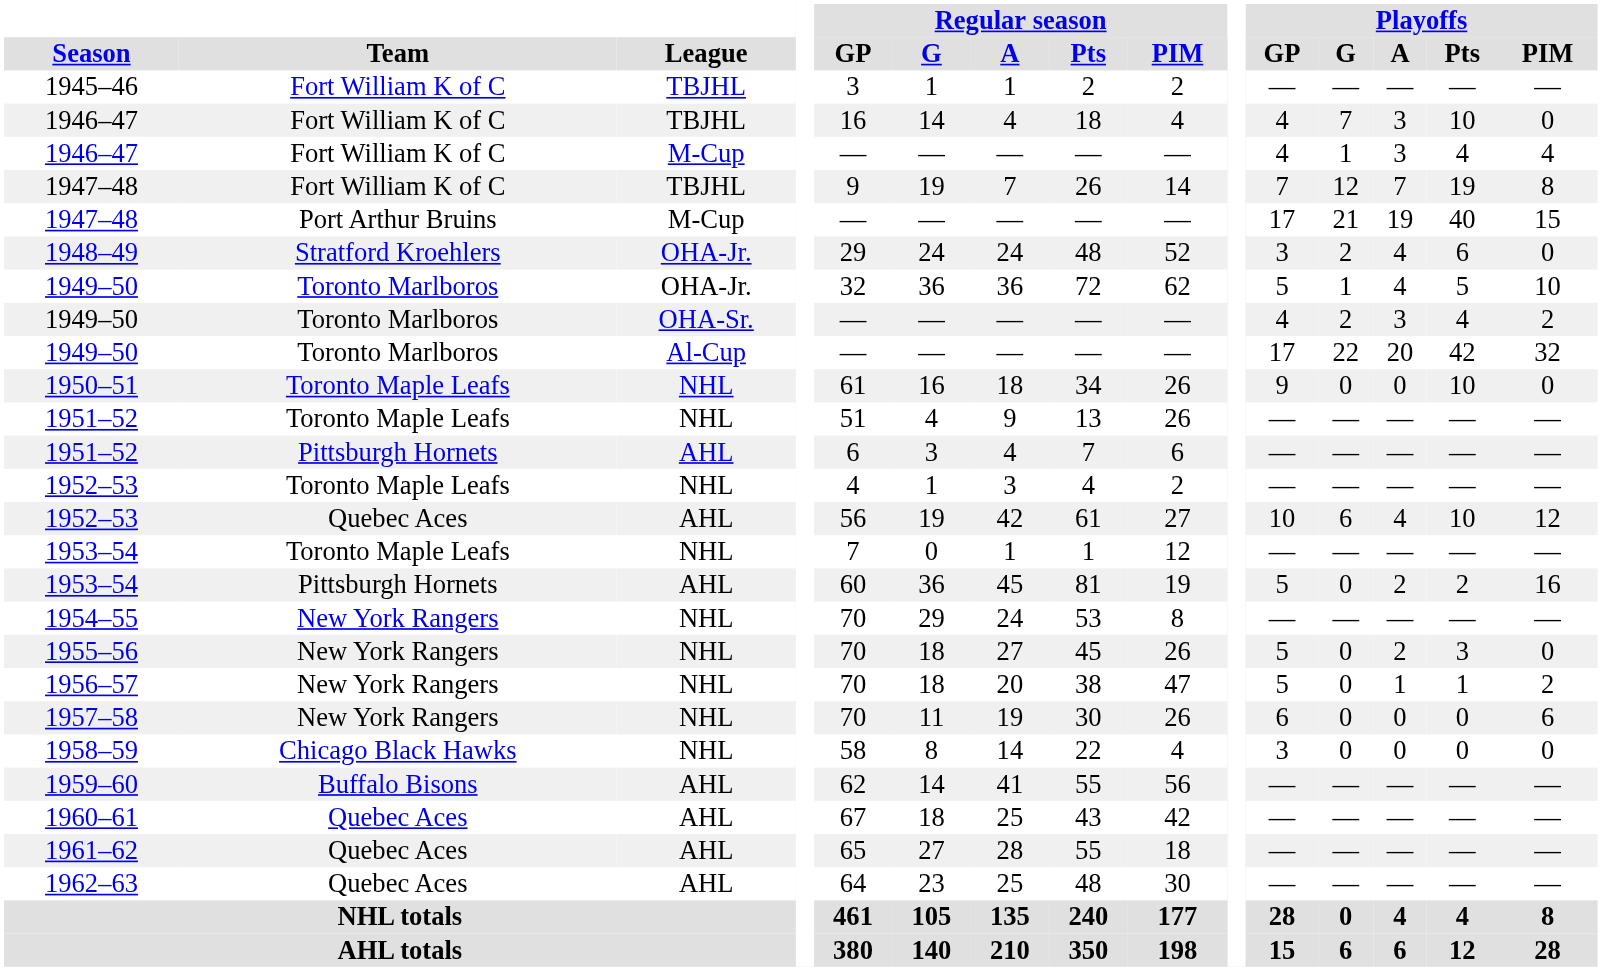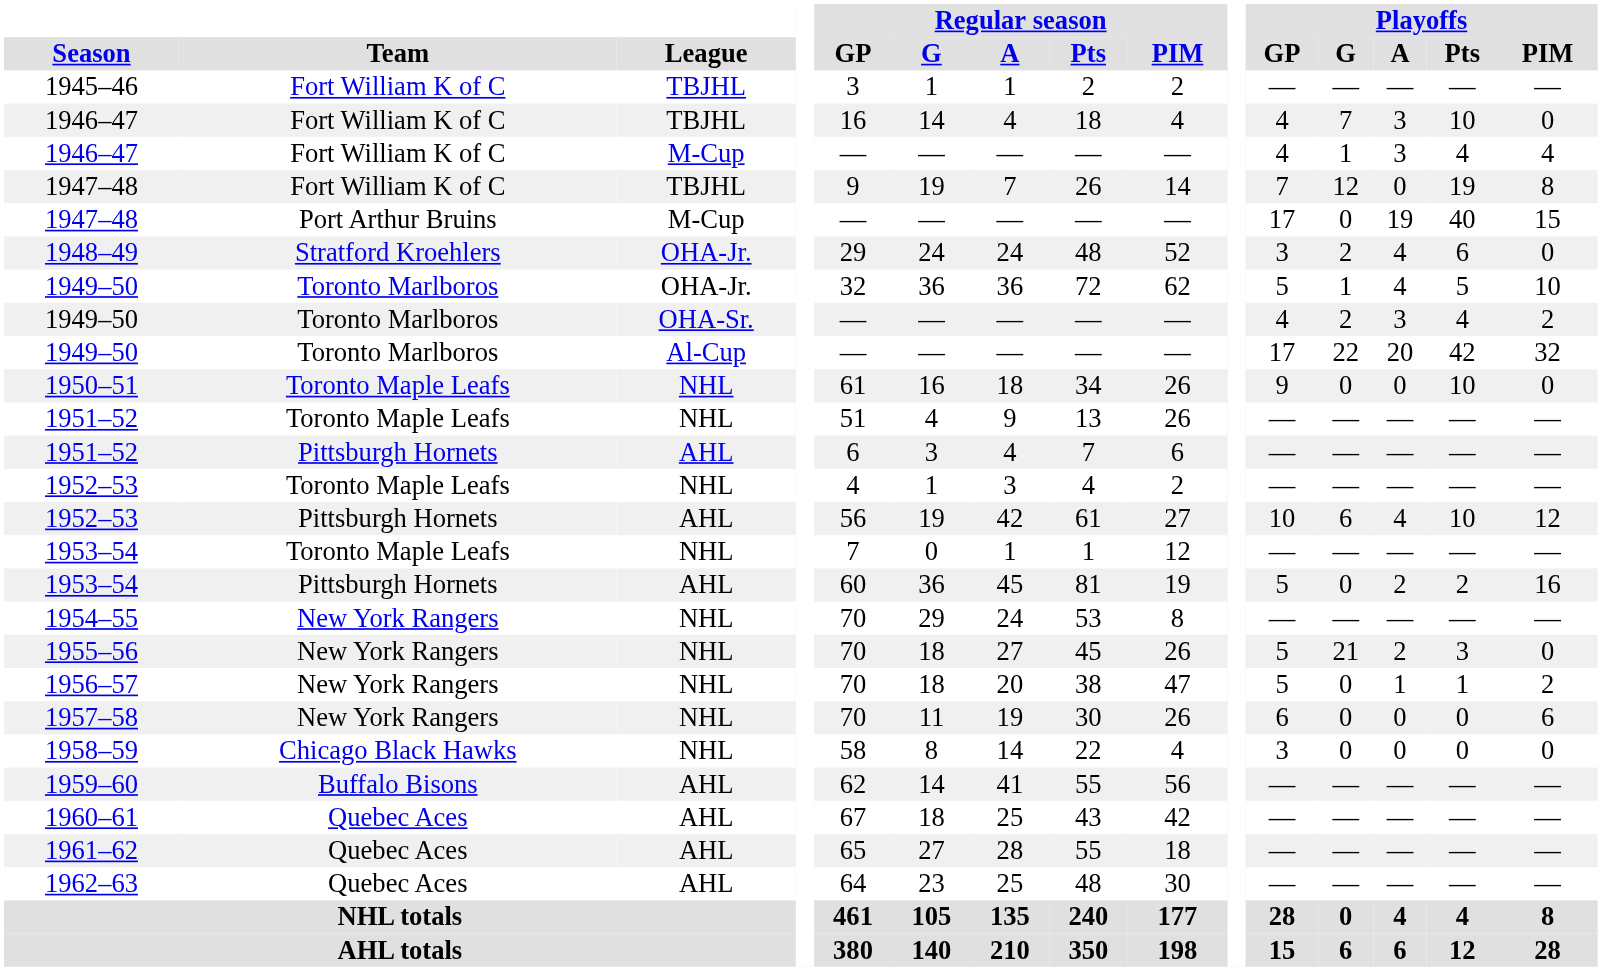(1400, 186) 7 -> (1400, 186) 0
(1346, 219) 21 -> (1346, 219) 0
(398, 518) Quebec Aces -> (398, 518) Pittsburgh Hornets
(1346, 651) 0 -> (1346, 651) 21
